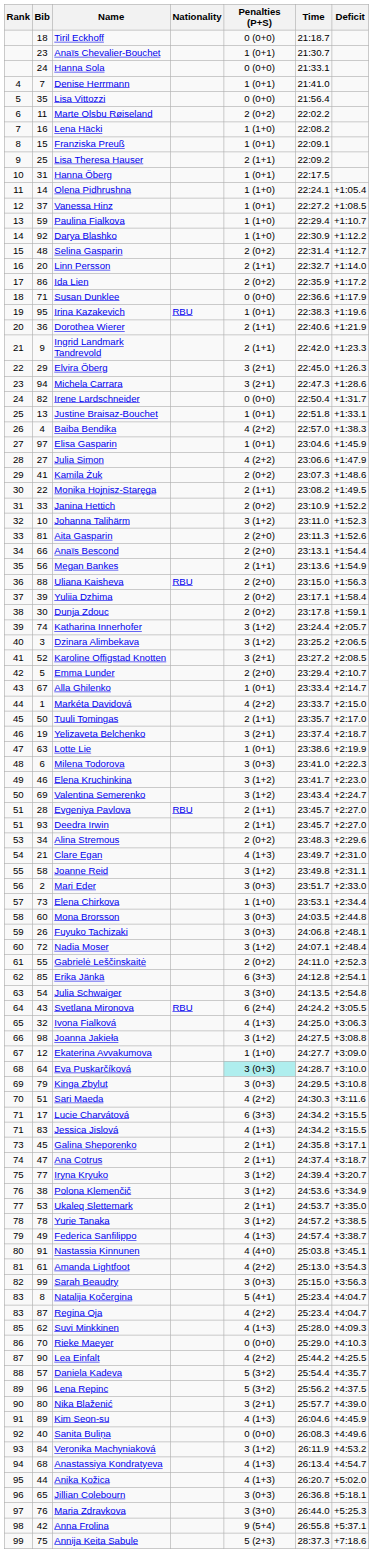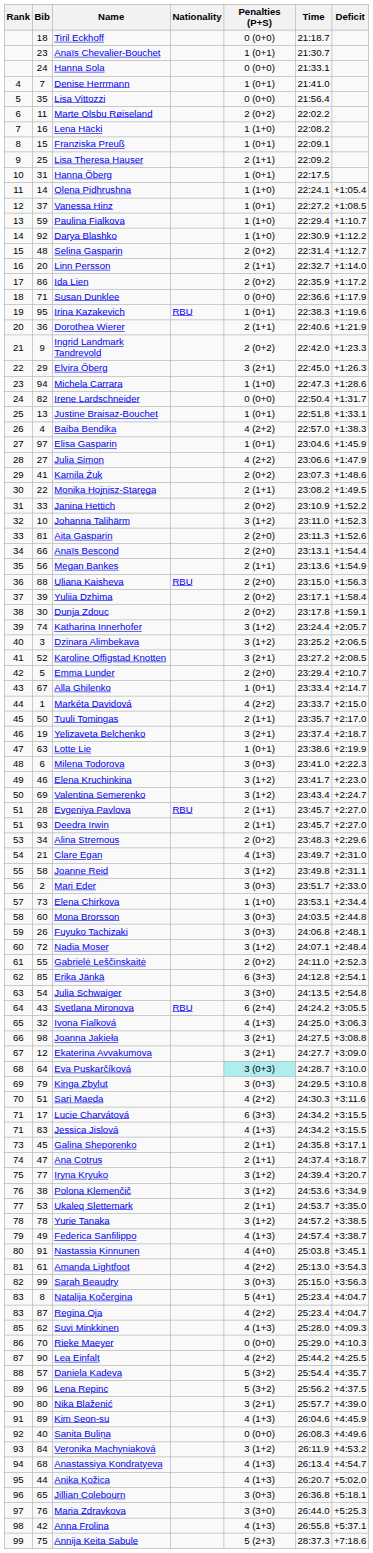(260, 348) 2 (1+1) -> (260, 348) 2 (0+2)
(260, 383) 3 (2+1) -> (260, 383) 1 (1+0)
(260, 1038) 3 (1+2) -> (260, 1038) 3 (2+1)
(260, 1053) 1 (1+0) -> (260, 1053) 3 (2+1)
(260, 1525) 9 (5+4) -> (260, 1525) 4 (1+3)
